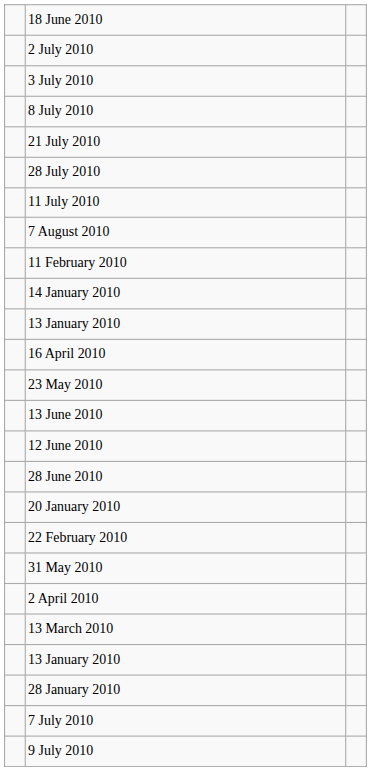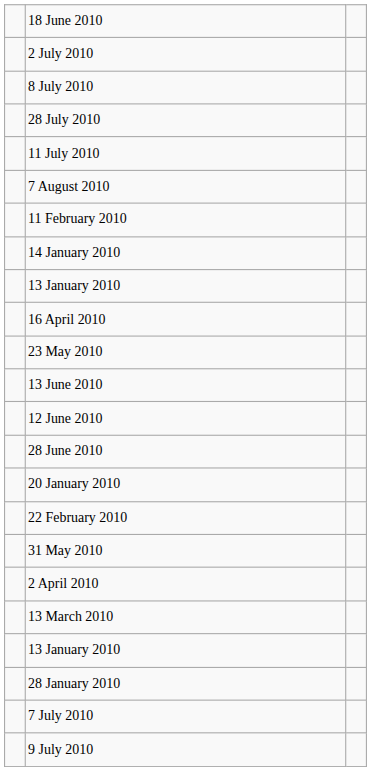- row: (15, 81)
- row: (15, 142)
